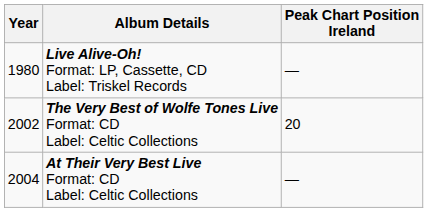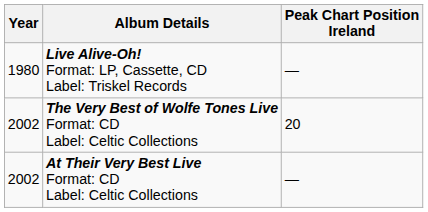(24, 179) 2004 -> (24, 179) 2002
